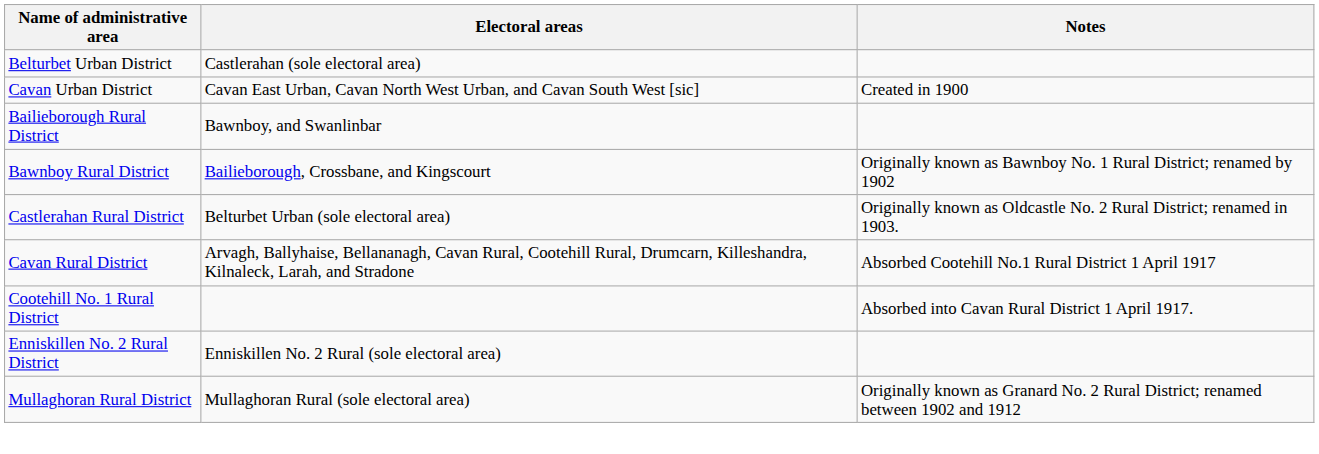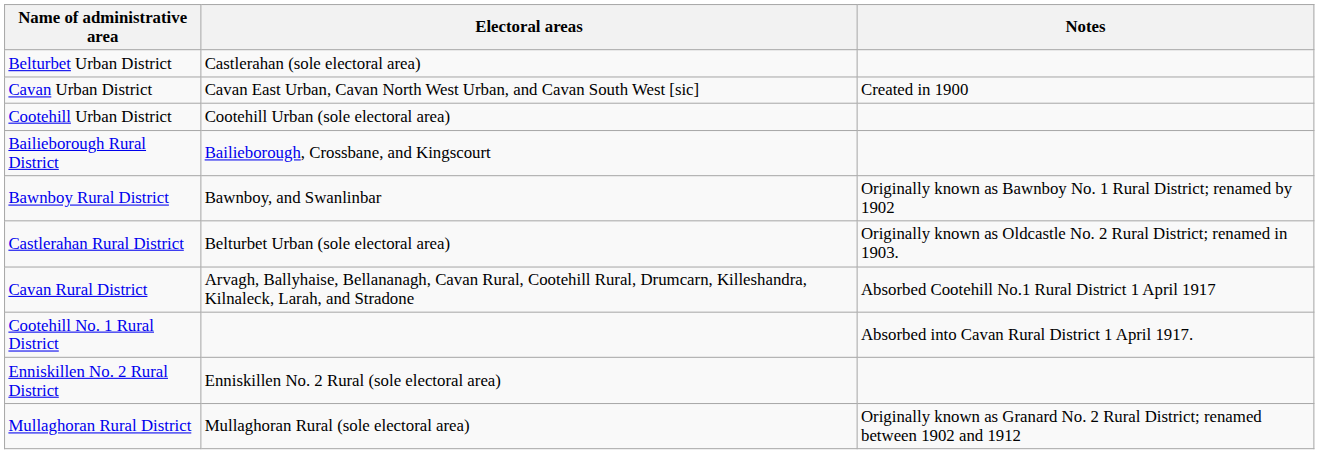+ row: (90, 116)
(293, 126) Bawnboy, and Swanlinbar -> (348, 152) Bailieborough, Crossbane, and Kingscourt
(348, 171) Bailieborough, Crossbane, and Kingscourt -> (293, 198) Bawnboy, and Swanlinbar
